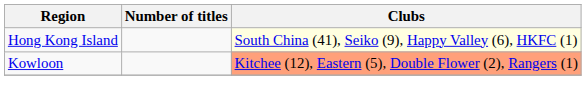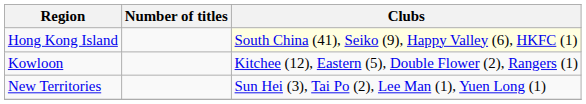(406, 63) lightsalmon background -> (406, 63) no background
+ row: (55, 87)
